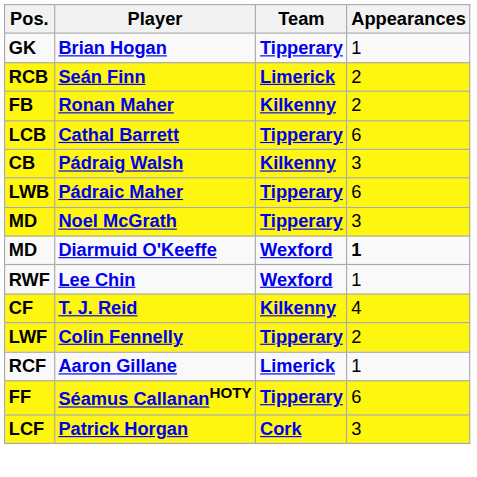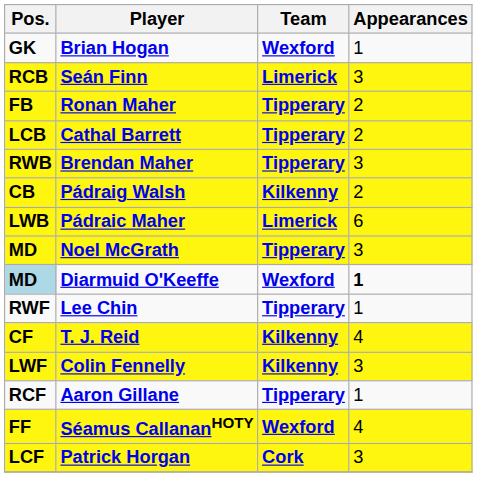(301, 47) Tipperary -> (298, 47) Wexford
(356, 76) 2 -> (358, 76) 3
(298, 105) Kilkenny -> (303, 105) Tipperary
(356, 134) 6 -> (358, 134) 2
+ row: (127, 163)
(356, 163) 3 -> (358, 192) 2
(301, 192) Tipperary -> (300, 221) Limerick
(23, 250) no background -> (23, 279) lightblue background
(296, 279) Wexford -> (303, 308) Tipperary
(301, 337) Tipperary -> (300, 366) Kilkenny
(356, 337) 2 -> (358, 366) 3
(298, 366) Limerick -> (303, 395) Tipperary
(301, 397) Tipperary -> (298, 426) Wexford
(356, 397) 6 -> (358, 426) 4
